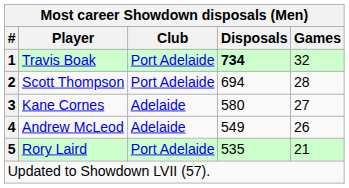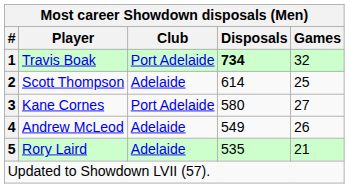(173, 82) Port Adelaide -> (158, 82) Adelaide
(233, 82) 694 -> (233, 82) 614
(302, 82) 28 -> (302, 82) 25
(158, 104) Adelaide -> (173, 104) Port Adelaide
(173, 149) Port Adelaide -> (158, 149) Adelaide
